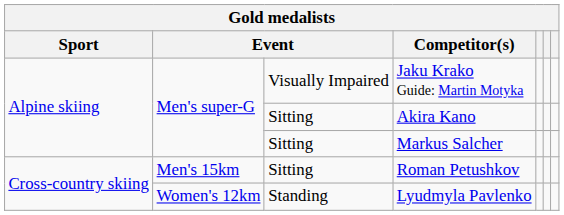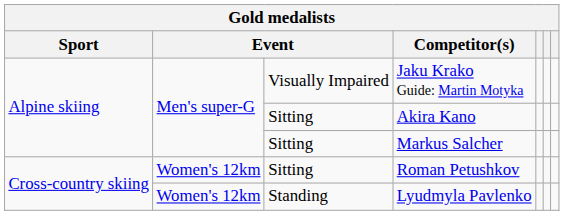(198, 169) Men's 15km -> (209, 169) Women's 12km
